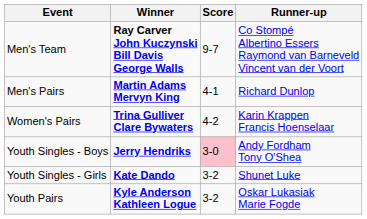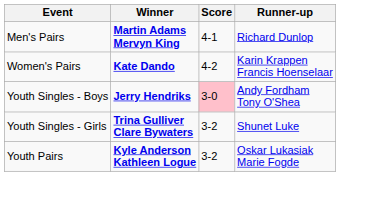- row: (36, 49)
(153, 121) Trina Gulliver Clare Bywaters -> (144, 66) Kate Dando
(144, 175) Kate Dando -> (153, 126) Trina Gulliver Clare Bywaters
